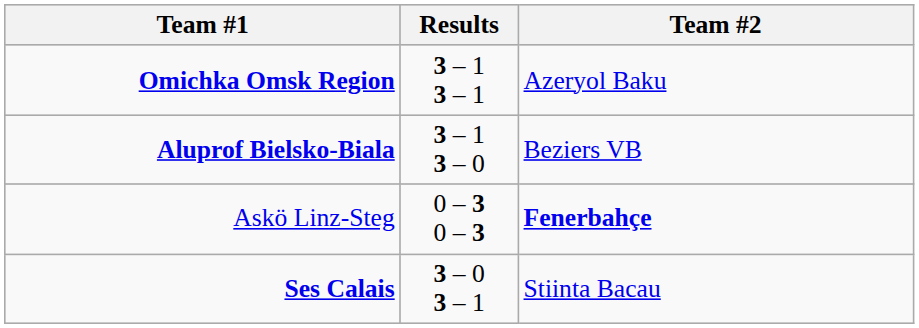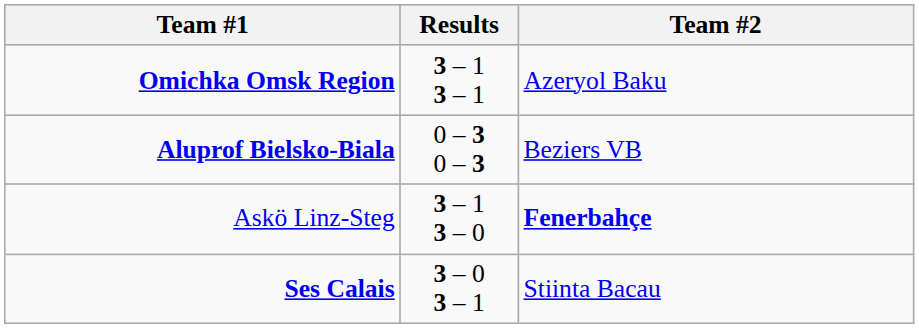(459, 149) 3 – 1 3 – 0 -> (459, 149) 0 – 3 0 – 3
(459, 218) 0 – 3 0 – 3 -> (459, 218) 3 – 1 3 – 0
